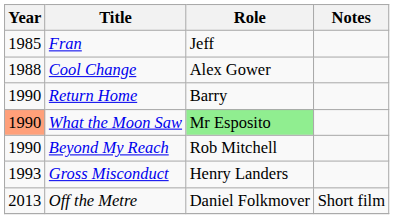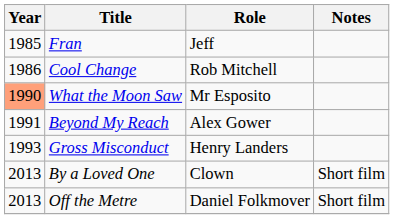(25, 69) 1988 -> (25, 69) 1986
(230, 69) Alex Gower -> (233, 69) Rob Mitchell
- row: (93, 95)
(230, 122) lightgreen background -> (230, 95) no background
(25, 148) 1990 -> (25, 122) 1991
(233, 148) Rob Mitchell -> (230, 122) Alex Gower
+ row: (102, 174)
